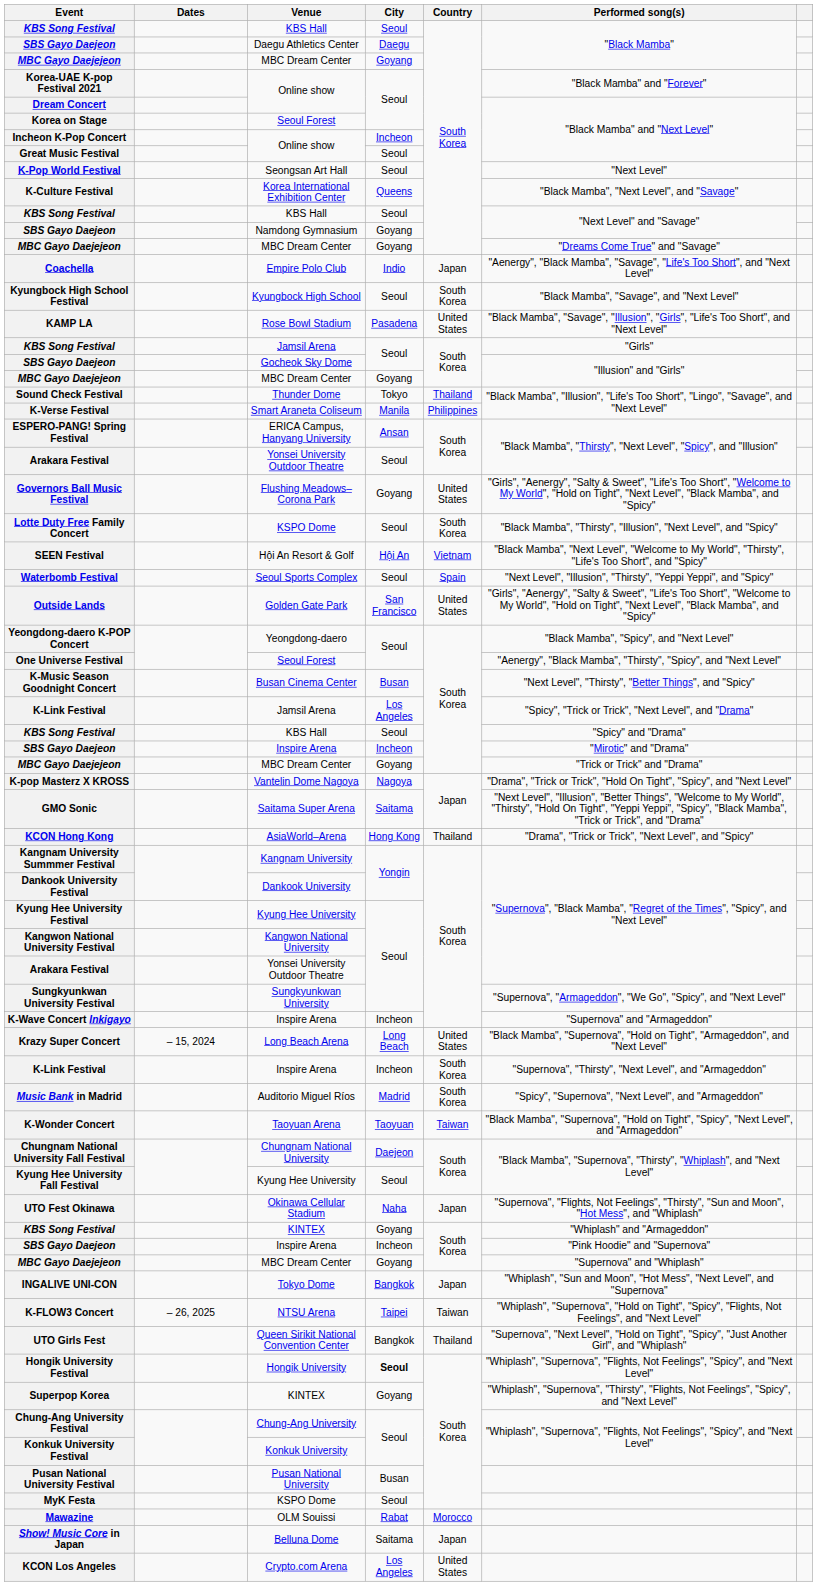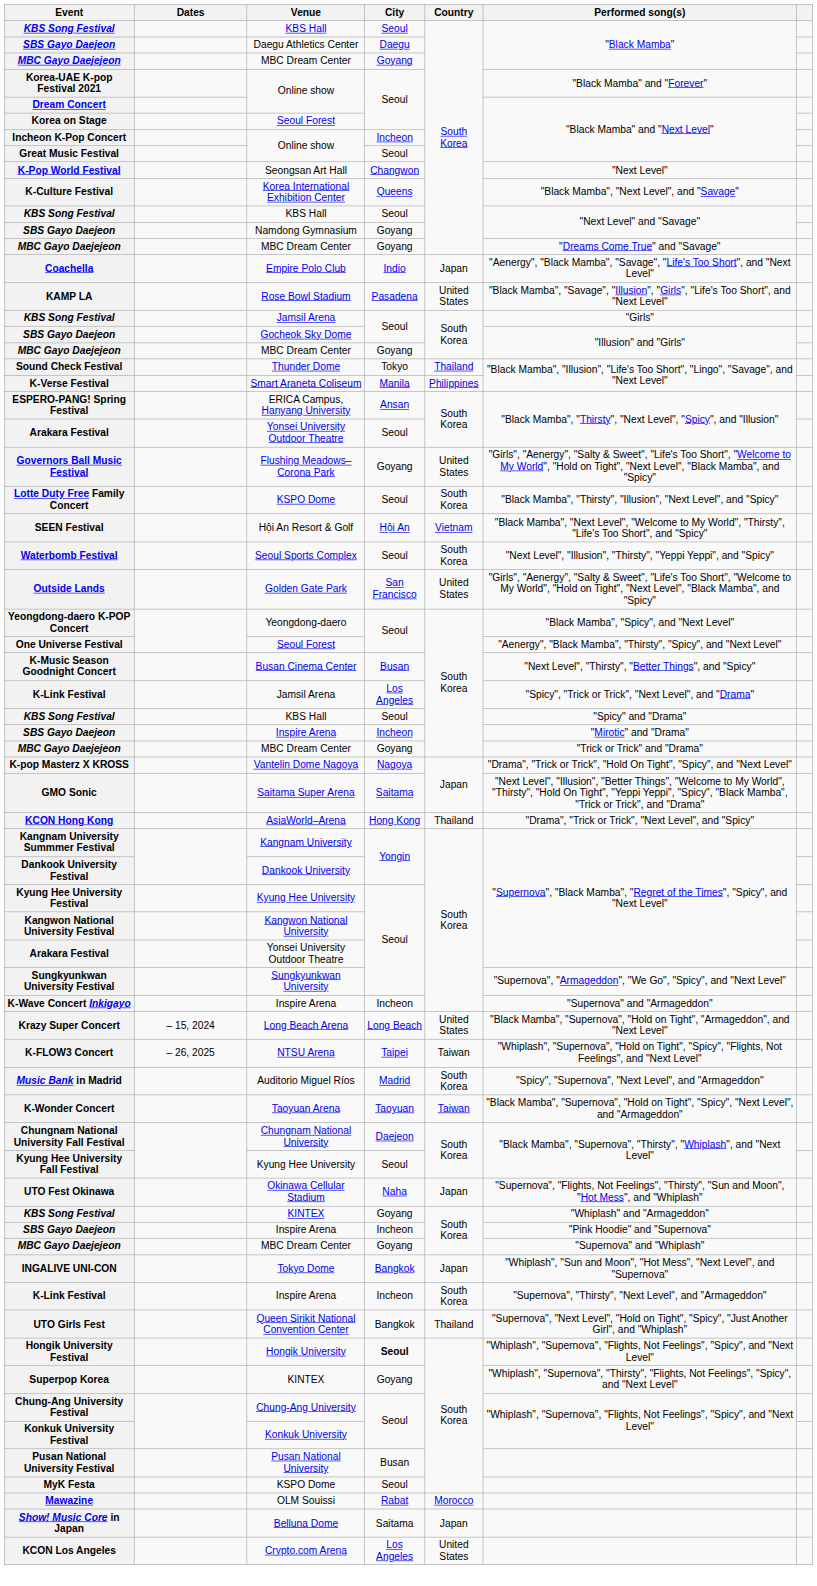(394, 170) Seoul -> (395, 170) Changwon
- row: (69, 296)
(453, 577) Spain -> (454, 555) South Korea
rows swapped: (69, 1069) <-> (69, 1312)
